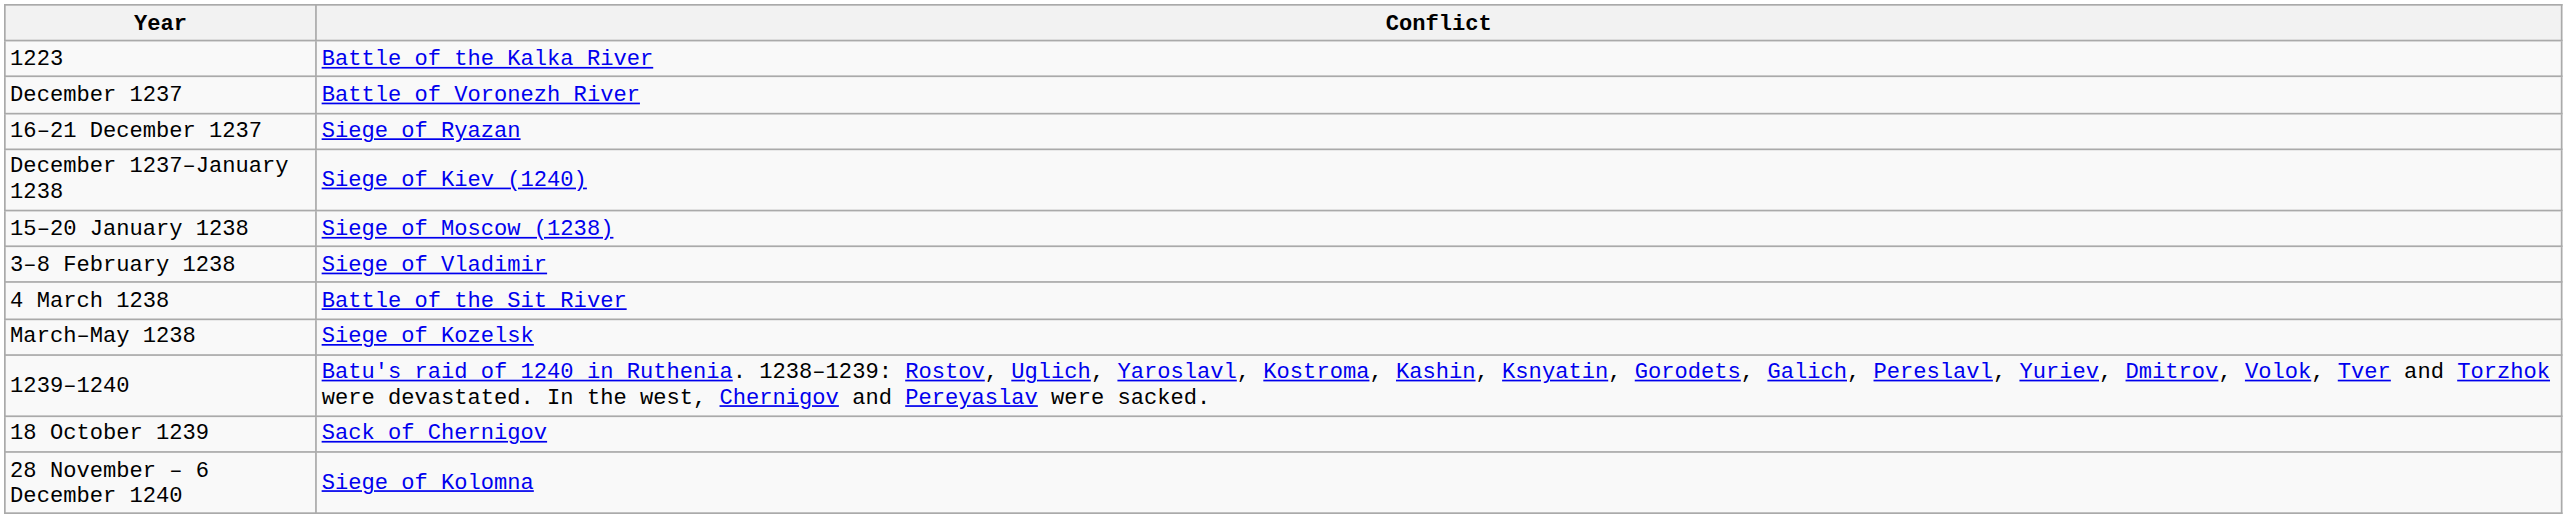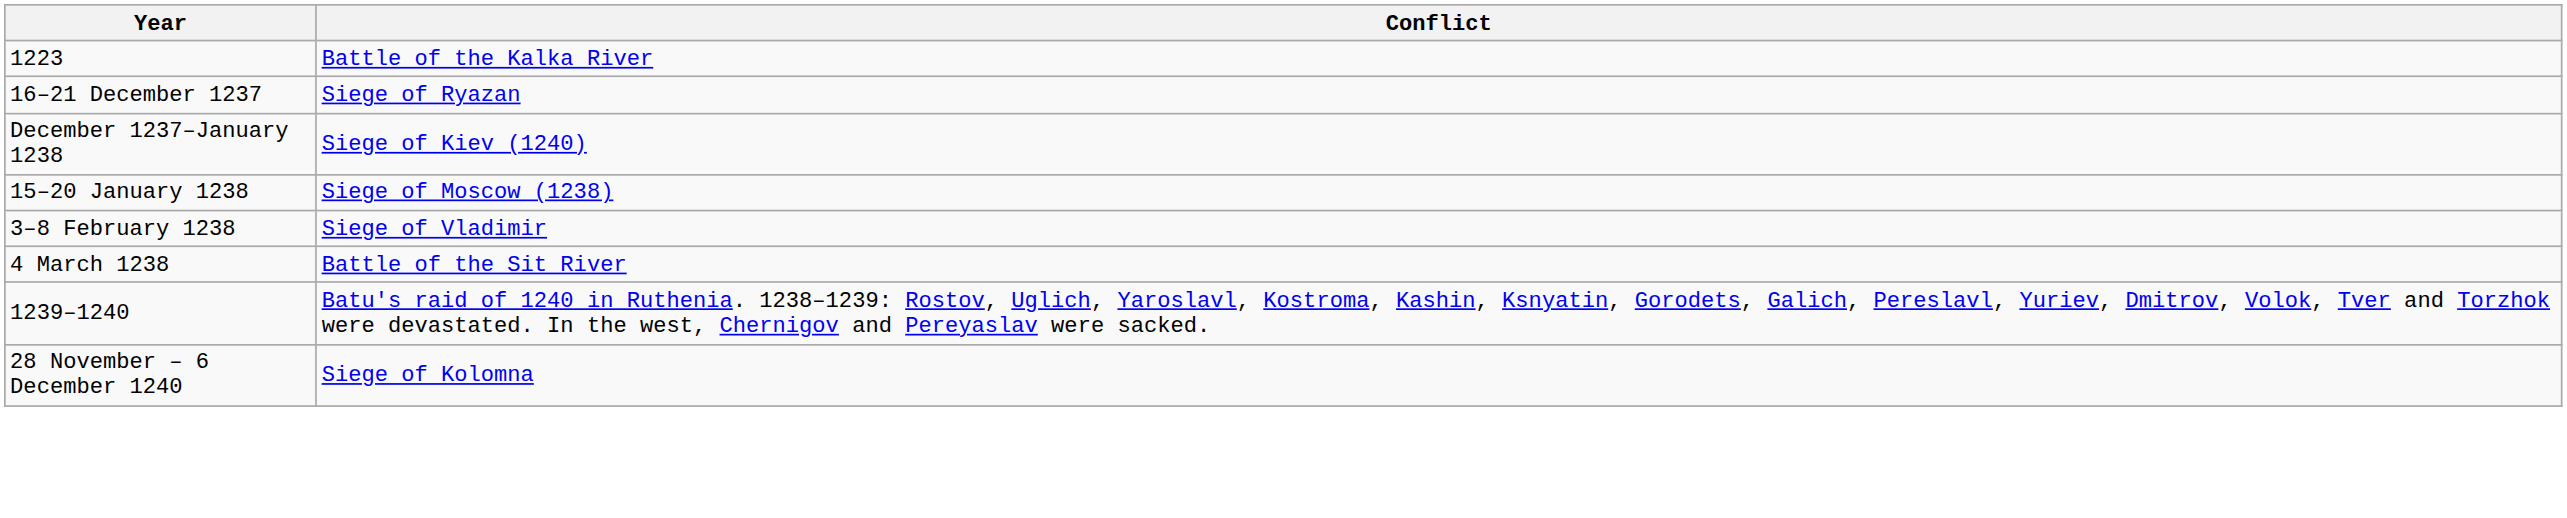- row: (96, 95)
- row: (103, 337)
- row: (110, 434)
